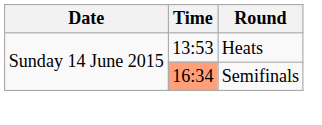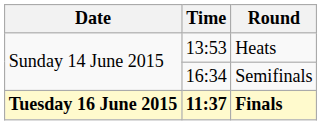(193, 76) lightsalmon background -> (206, 76) no background
+ row: (259, 104)
